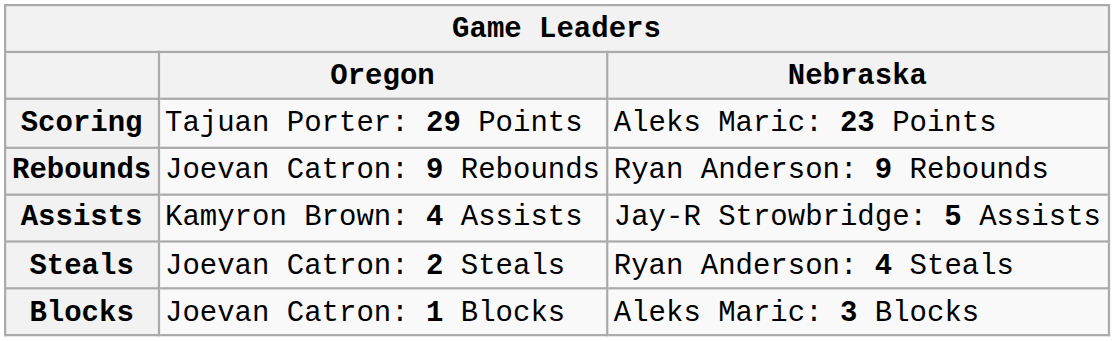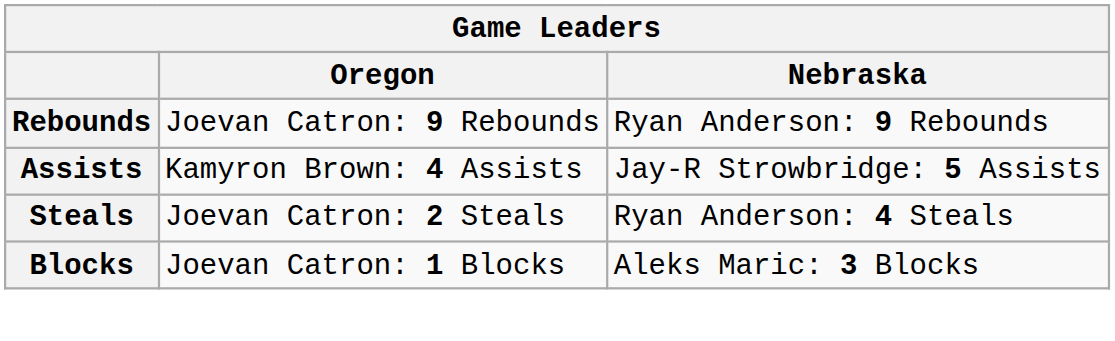- row: (82, 123)
